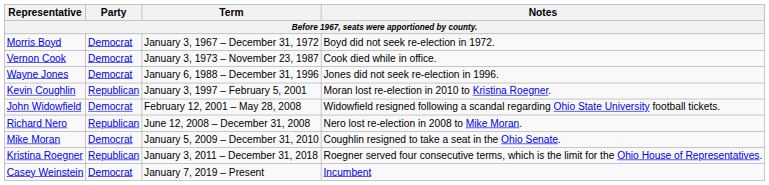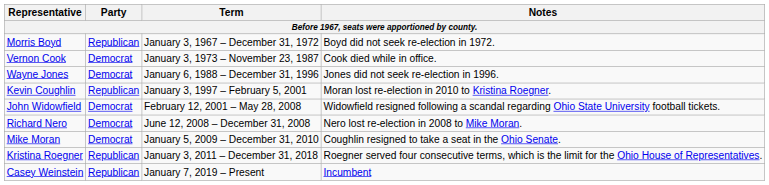(110, 42) Democrat -> (114, 42) Republican
(114, 123) Republican -> (110, 123) Democrat
(110, 172) Democrat -> (114, 172) Republican
